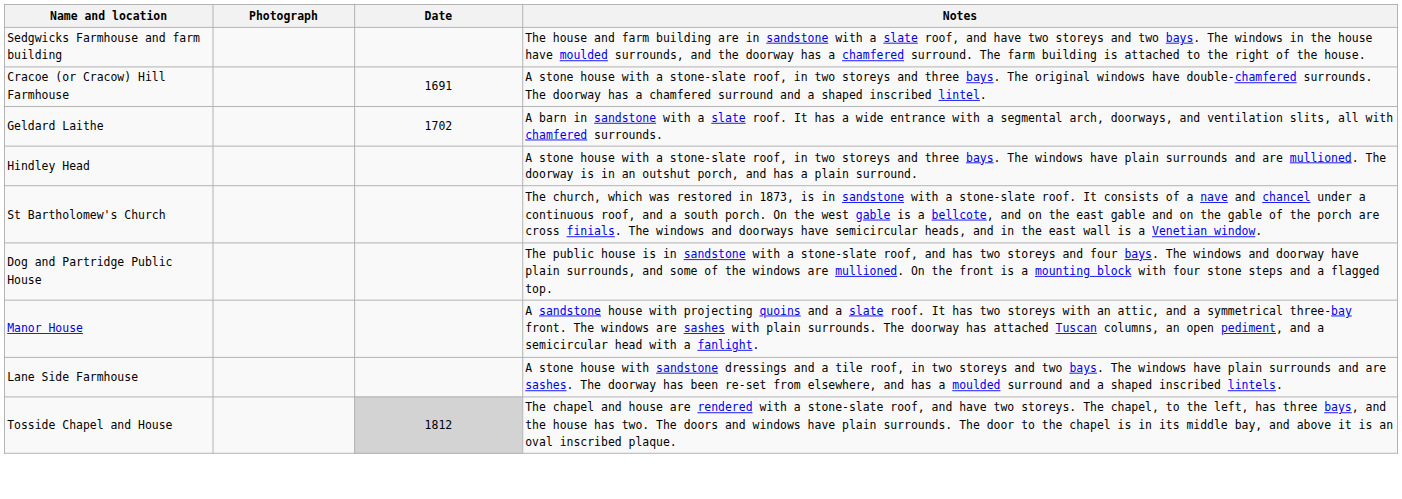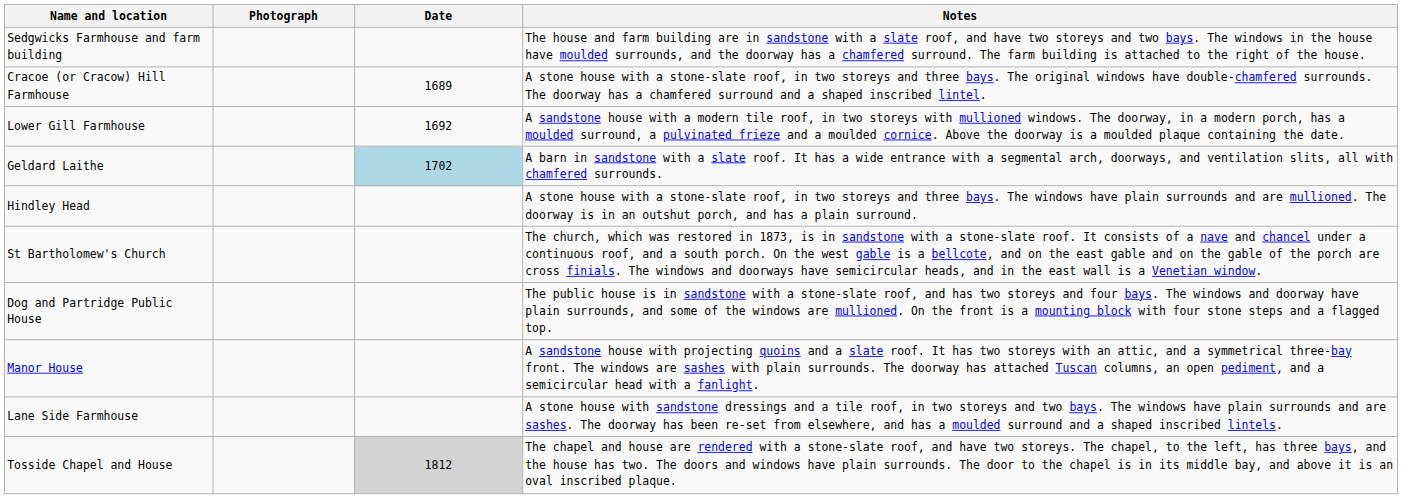(438, 86) 1691 -> (438, 86) 1689
+ row: (76, 126)
(438, 126) no background -> (438, 166) lightblue background
